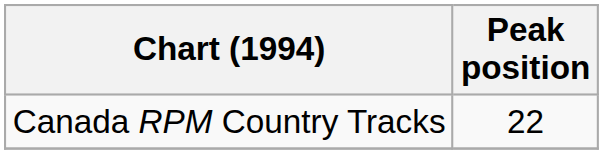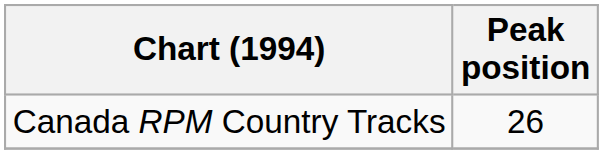(526, 121) 22 -> (526, 121) 26
